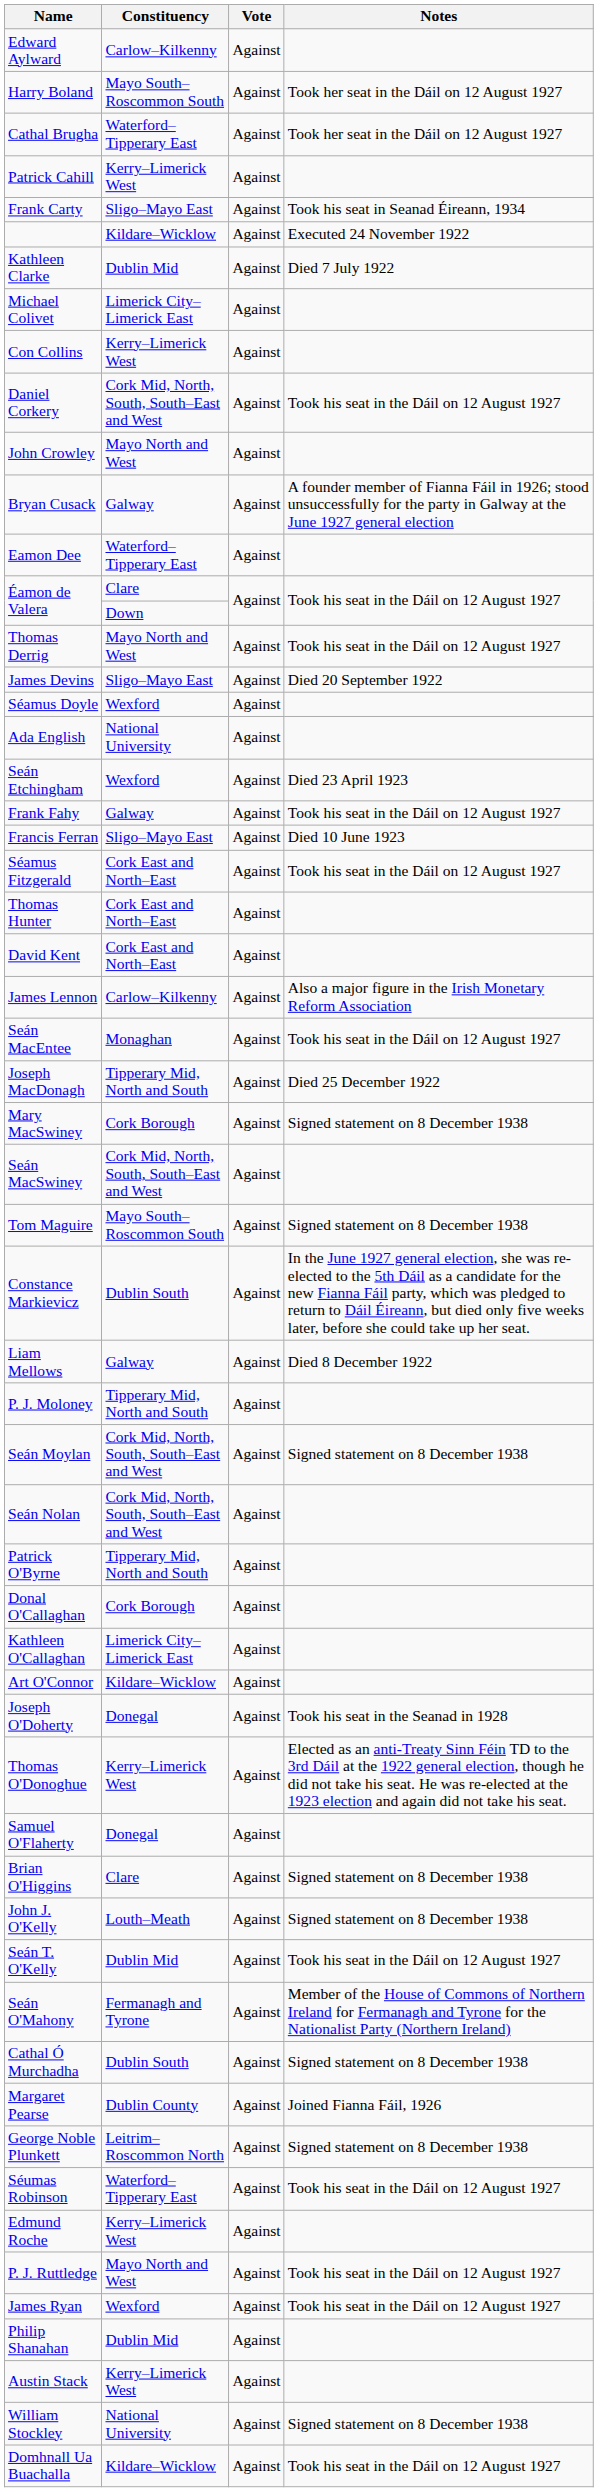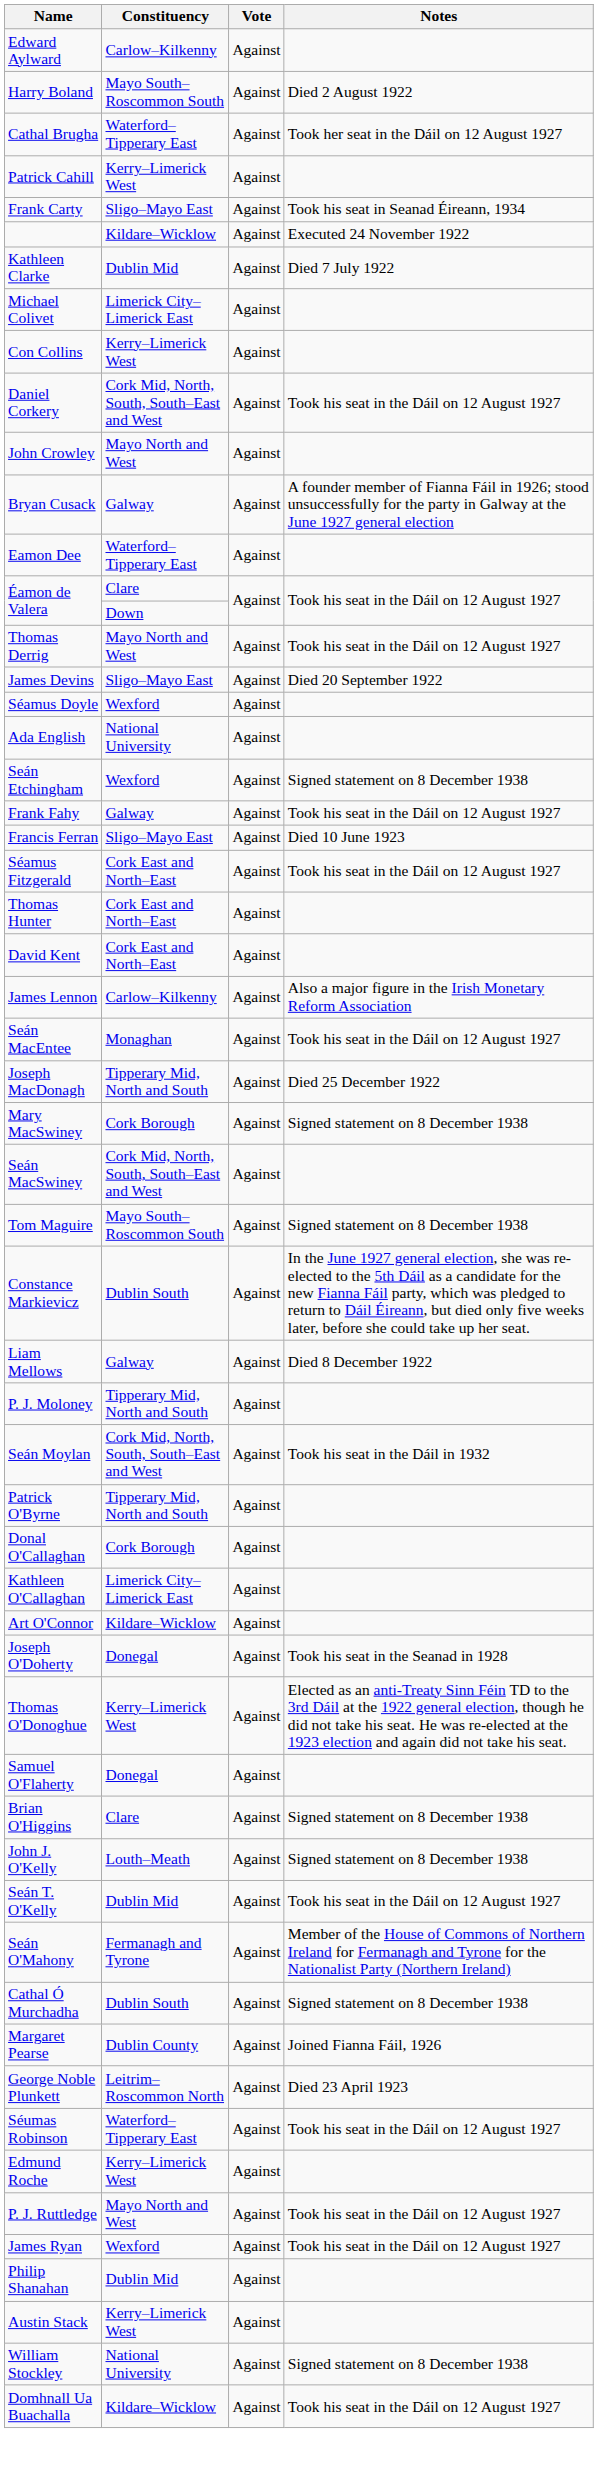(425, 92) Took her seat in the Dáil on 12 August 1927 -> (350, 92) Died 2 August 1922
(348, 779) Died 23 April 1923 -> (408, 779) Signed statement on 8 December 1938
(408, 1454) Signed statement on 8 December 1938 -> (389, 1454) Took his seat in the Dáil in 1932
- row: (44, 1514)
(408, 2146) Signed statement on 8 December 1938 -> (348, 2087) Died 23 April 1923
